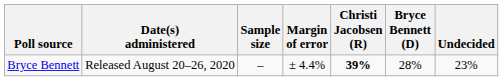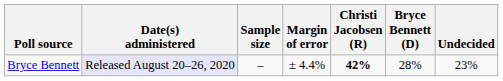(160, 65) no background -> (160, 65) lavender background
(358, 65) 39% -> (358, 65) 42%
